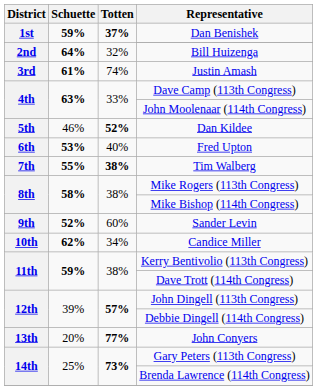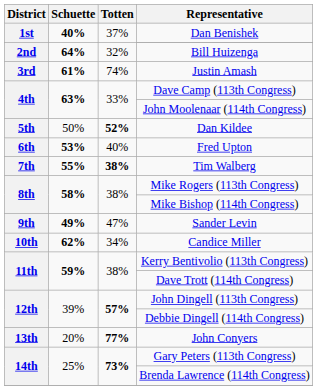(73, 33) 59% -> (73, 33) 40%
(117, 33) bold -> (117, 33) normal
(73, 128) 46% -> (73, 128) 50%
(73, 223) 52% -> (73, 223) 49%
(117, 223) 60% -> (117, 223) 47%
